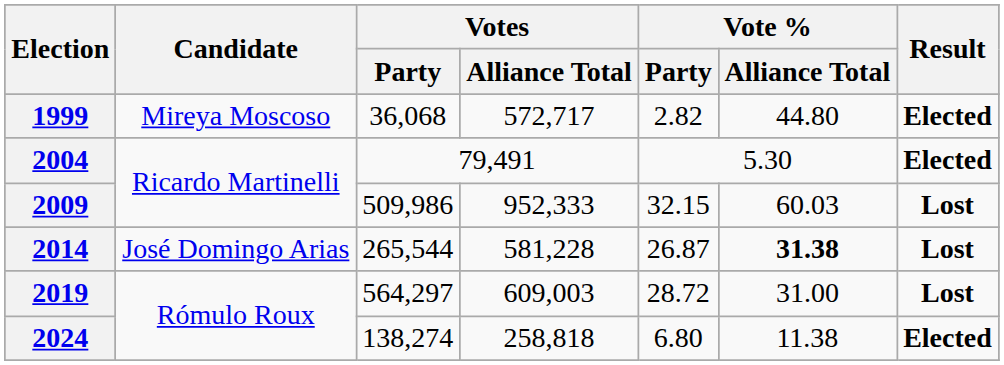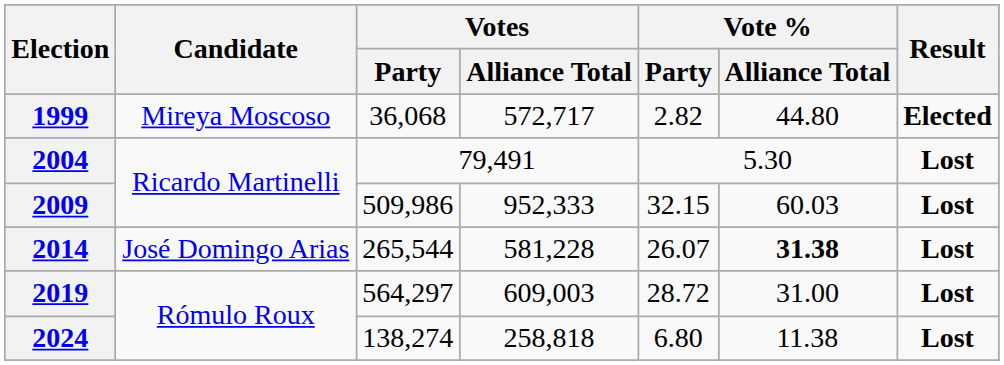(947, 159) Elected -> (947, 159) Lost
(678, 248) 26.87 -> (678, 248) 26.07
(947, 337) Elected -> (947, 337) Lost
